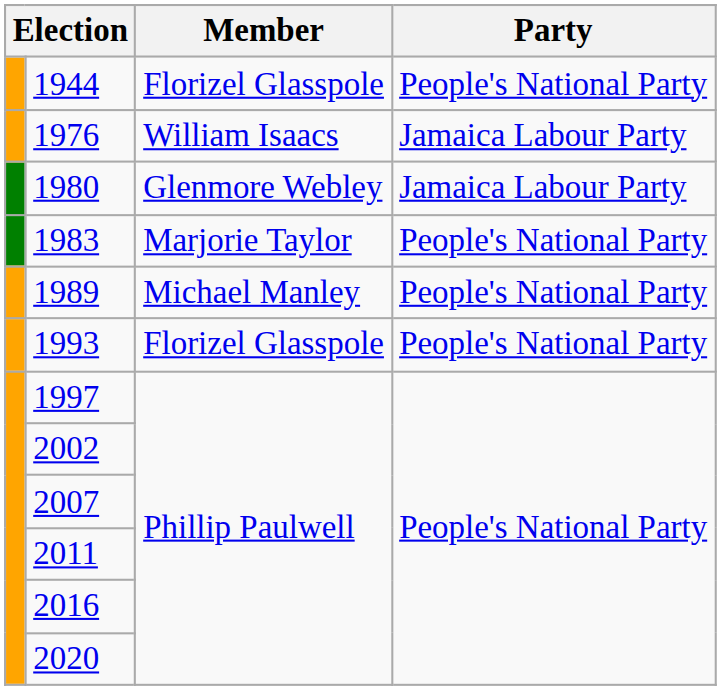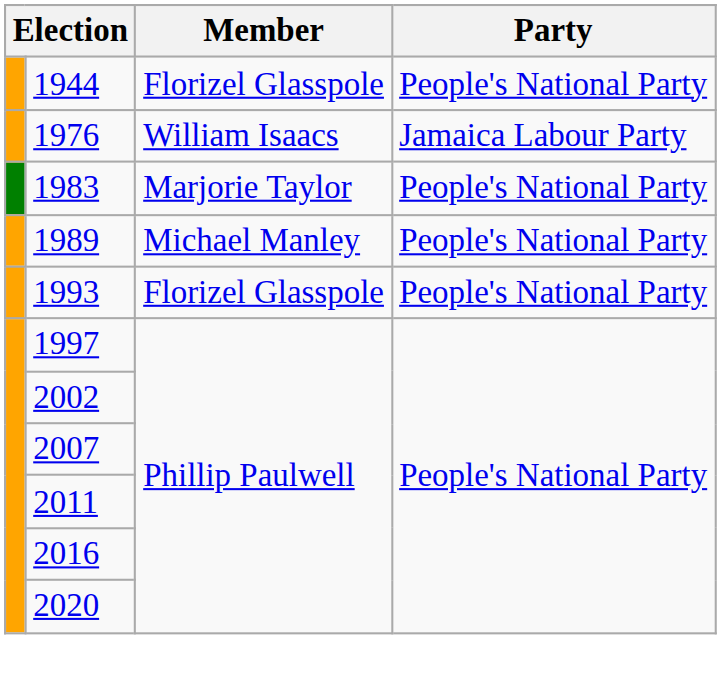- row: (66, 187)
